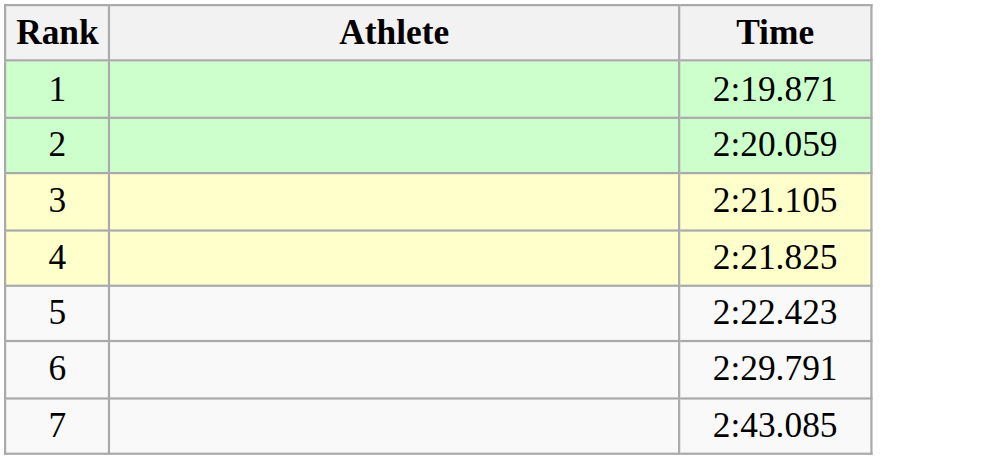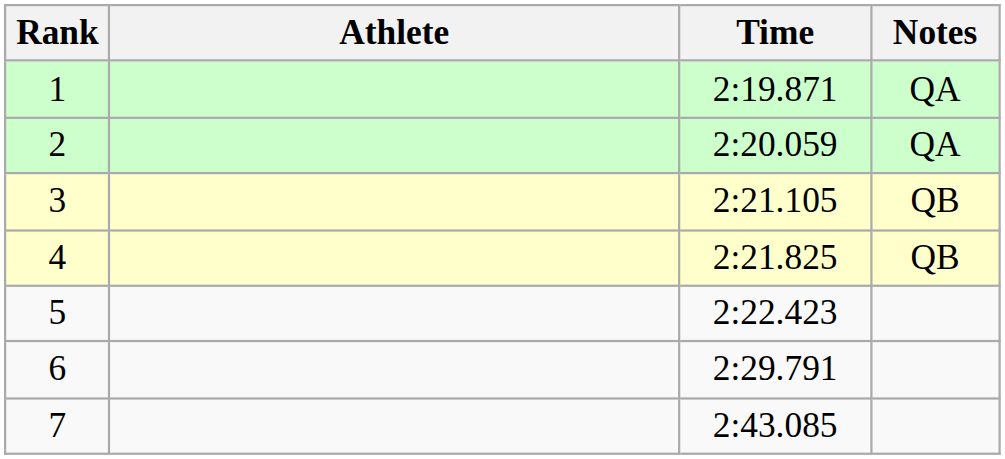+ column: (935, 32)
